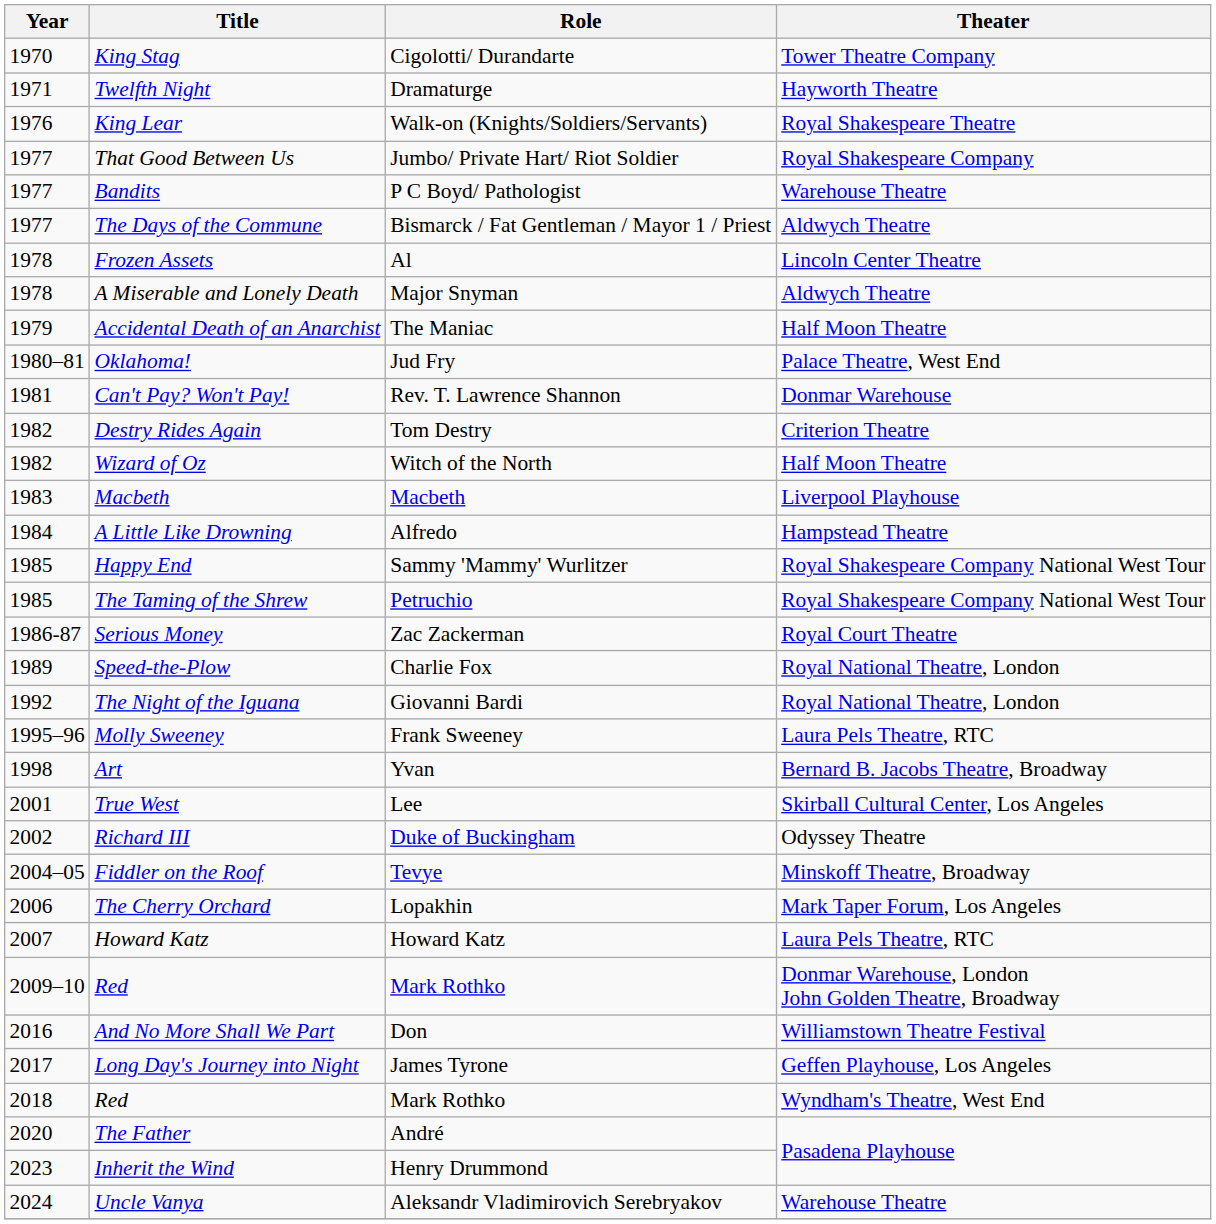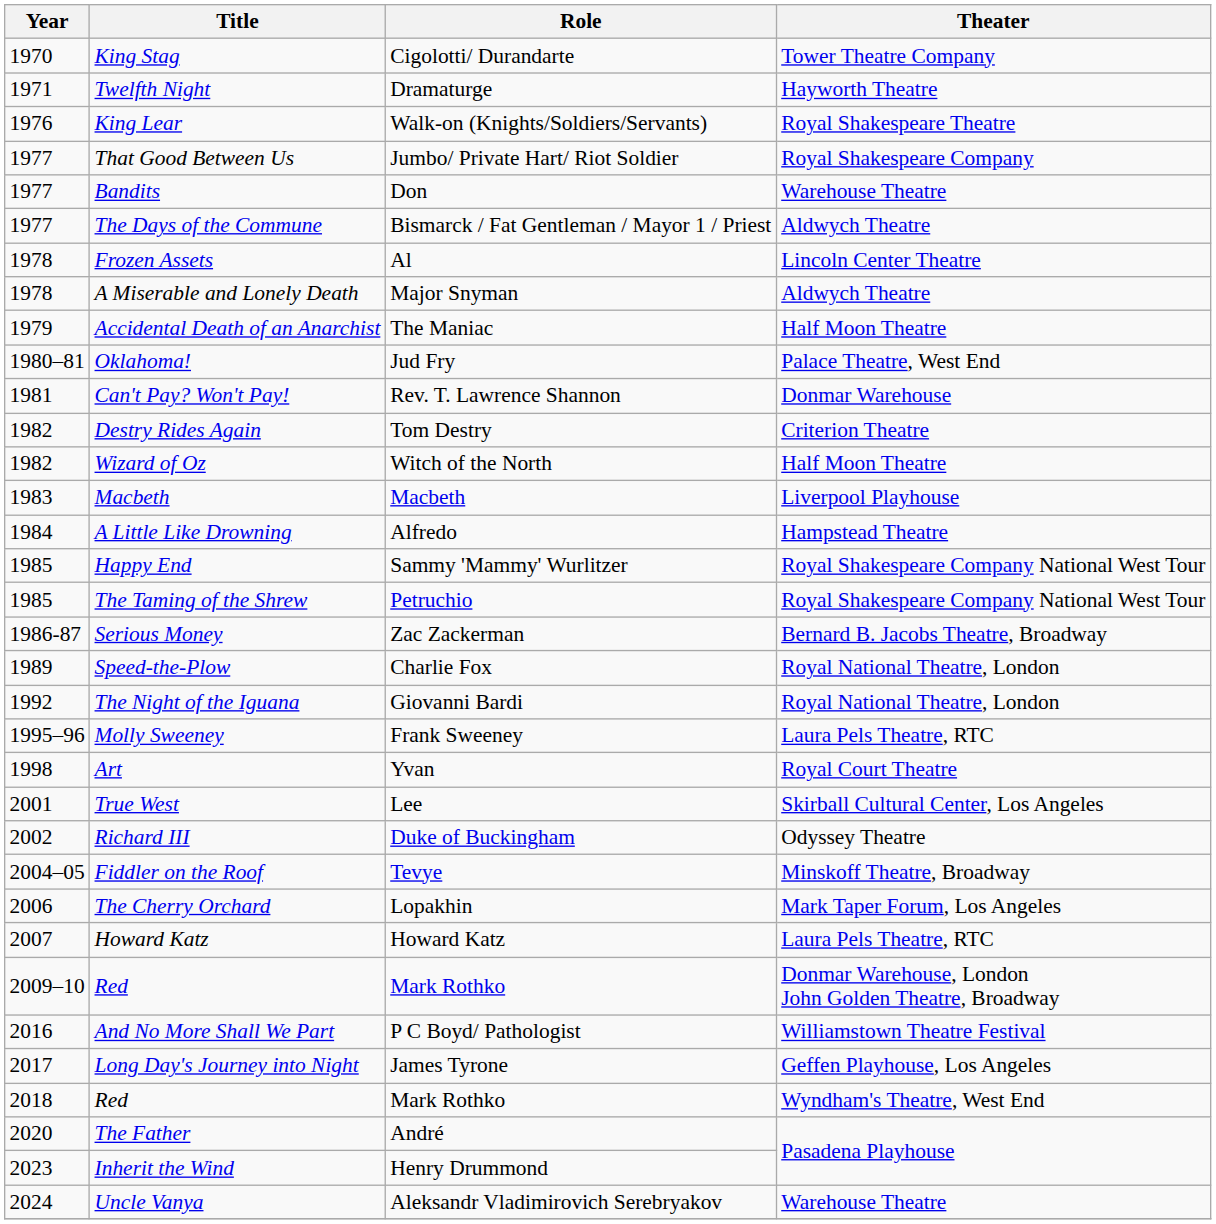(485, 191) P C Boyd/ Pathologist -> (409, 191) Don
(869, 633) Royal Court Theatre -> (944, 633) Bernard B. Jacobs Theatre, Broadway
(944, 769) Bernard B. Jacobs Theatre, Broadway -> (869, 769) Royal Court Theatre
(409, 1031) Don -> (485, 1031) P C Boyd/ Pathologist
